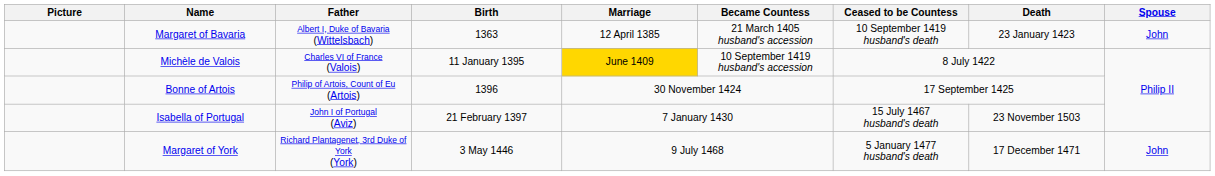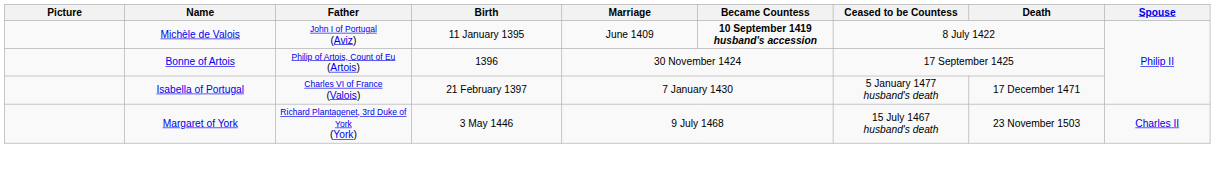- row: (200, 34)
(343, 63) Charles VI of France (Valois) -> (343, 35) John I of Portugal (Aviz)
(630, 62) gold background -> (630, 34) no background
(765, 62) normal -> (765, 34) bold
(343, 118) John I of Portugal (Aviz) -> (343, 90) Charles VI of France (Valois)
(901, 117) 15 July 1467 husband's death -> (901, 90) 5 January 1477 husband's death
(1037, 117) 23 November 1503 -> (1037, 90) 17 December 1471
(901, 151) 5 January 1477 husband's death -> (901, 123) 15 July 1467 husband's death
(1037, 151) 17 December 1471 -> (1037, 123) 23 November 1503
(1157, 151) John -> (1157, 123) Charles II
